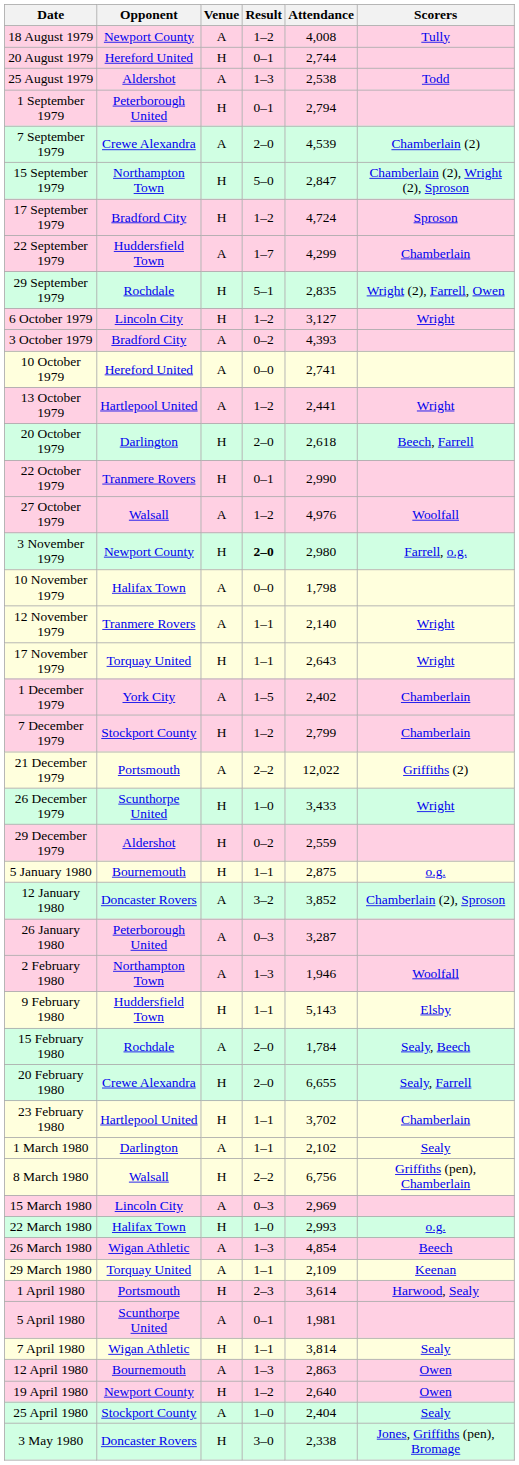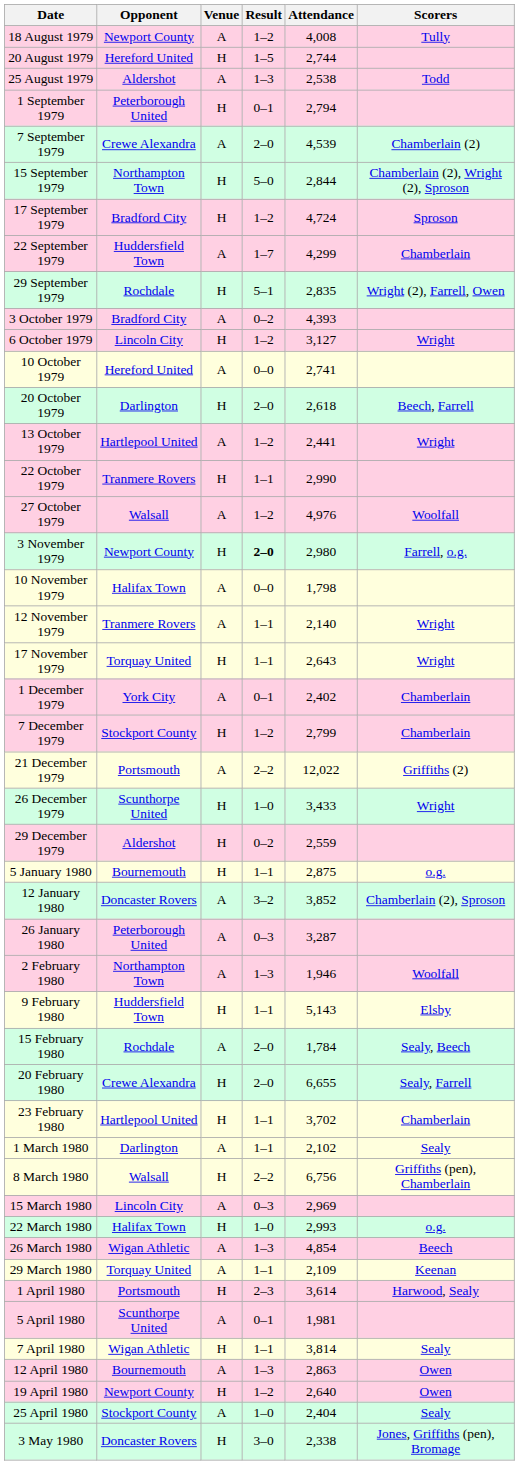(264, 57) 0–1 -> (264, 57) 1–5
(321, 180) 2,847 -> (321, 180) 2,844
rows swapped: (51, 340) <-> (51, 319)
rows swapped: (51, 405) <-> (51, 442)
(264, 478) 0–1 -> (264, 478) 1–1
(264, 697) 1–5 -> (264, 697) 0–1
